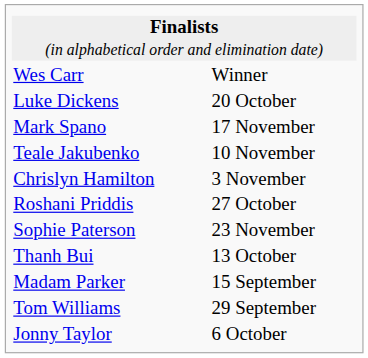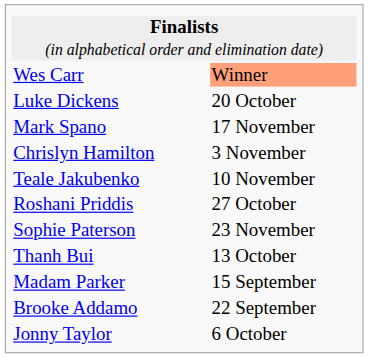(240, 74) no background -> (240, 74) lightsalmon background
rows swapped: (76, 152) <-> (84, 178)
- row: (67, 308)
+ row: (75, 308)
